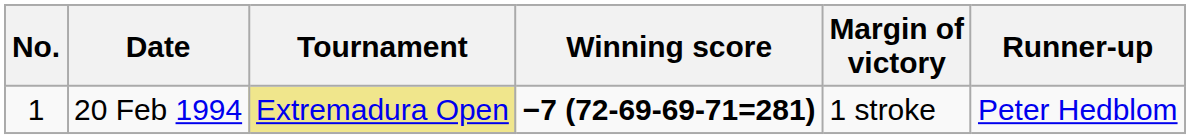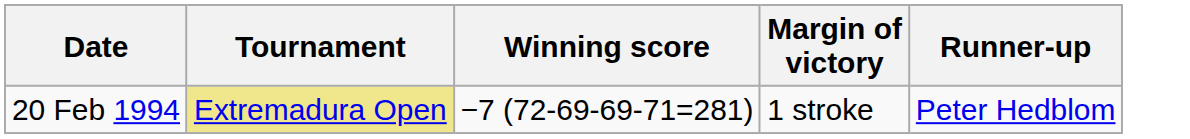- column: (36, 46)
(669, 110) bold -> (607, 110) normal
